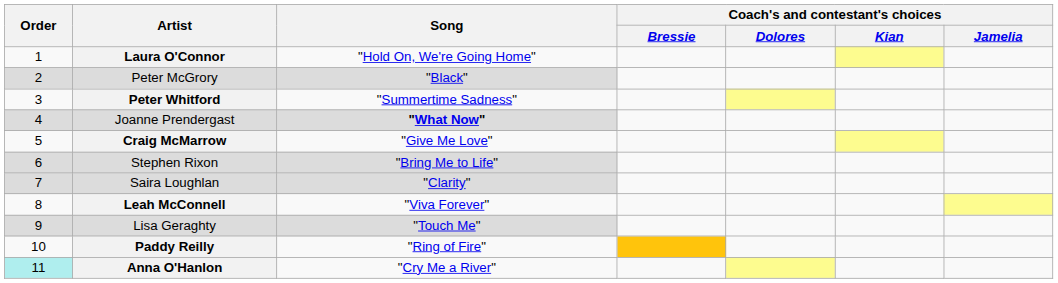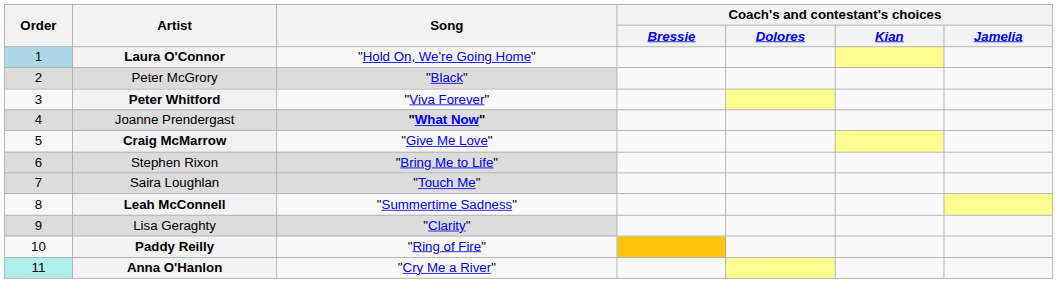(38, 57) no background -> (38, 57) lightblue background
(447, 99) "Summertime Sadness" -> (447, 99) "Viva Forever"
(447, 183) "Clarity" -> (447, 183) "Touch Me"
(447, 204) "Viva Forever" -> (447, 204) "Summertime Sadness"
(447, 225) "Touch Me" -> (447, 225) "Clarity"
